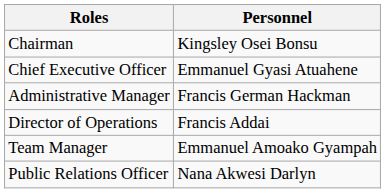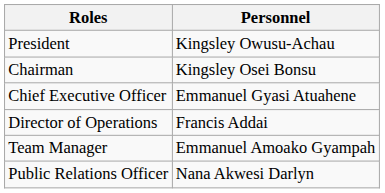+ row: (39, 43)
- row: (89, 95)
